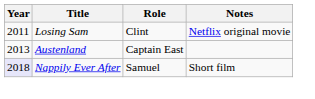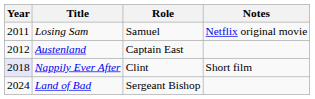(137, 31) Clint -> (143, 31) Samuel
(18, 49) 2013 -> (18, 49) 2012
(143, 67) Samuel -> (137, 67) Clint
+ row: (63, 85)
